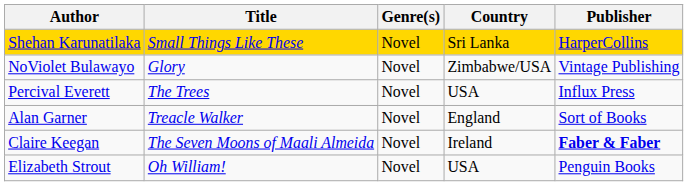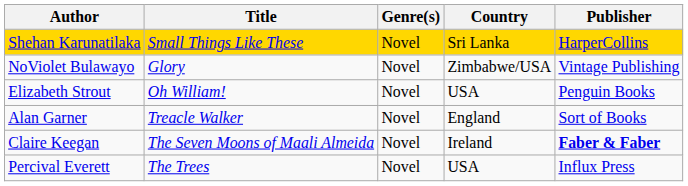rows swapped: (59, 92) <-> (59, 167)
